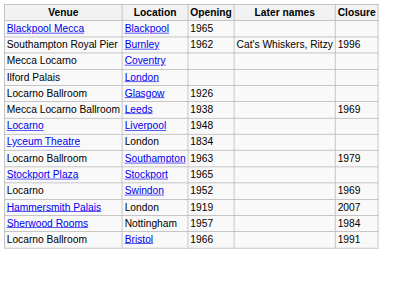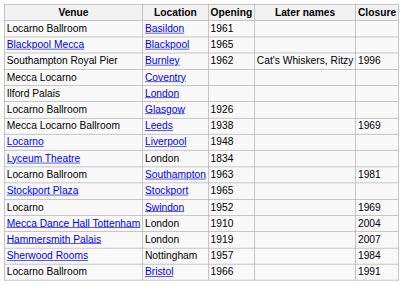+ row: (165, 28)
(349, 158) 1979 -> (369, 175) 1981
+ row: (162, 223)
